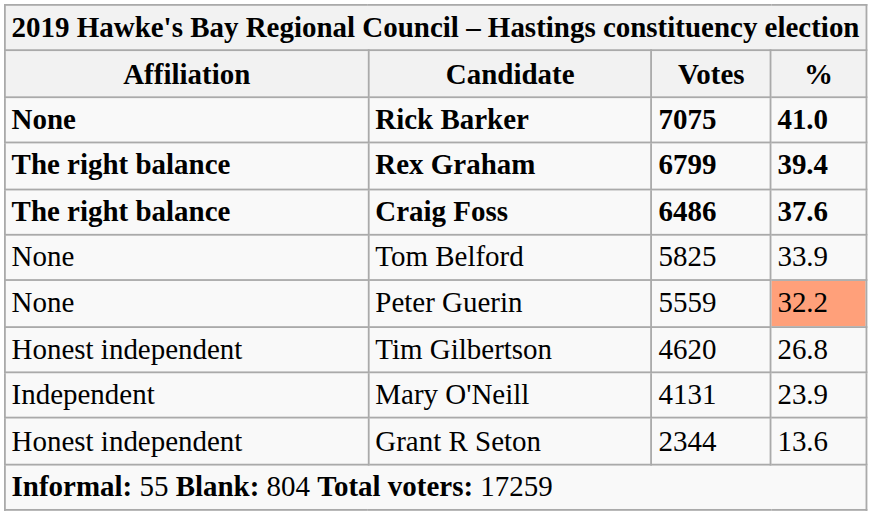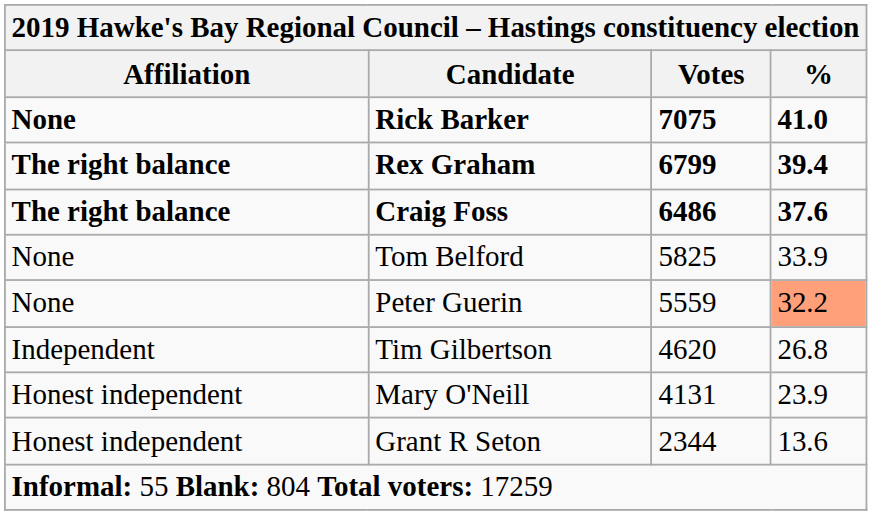(127, 348) Honest independent -> (83, 348) Independent
(83, 394) Independent -> (127, 394) Honest independent
